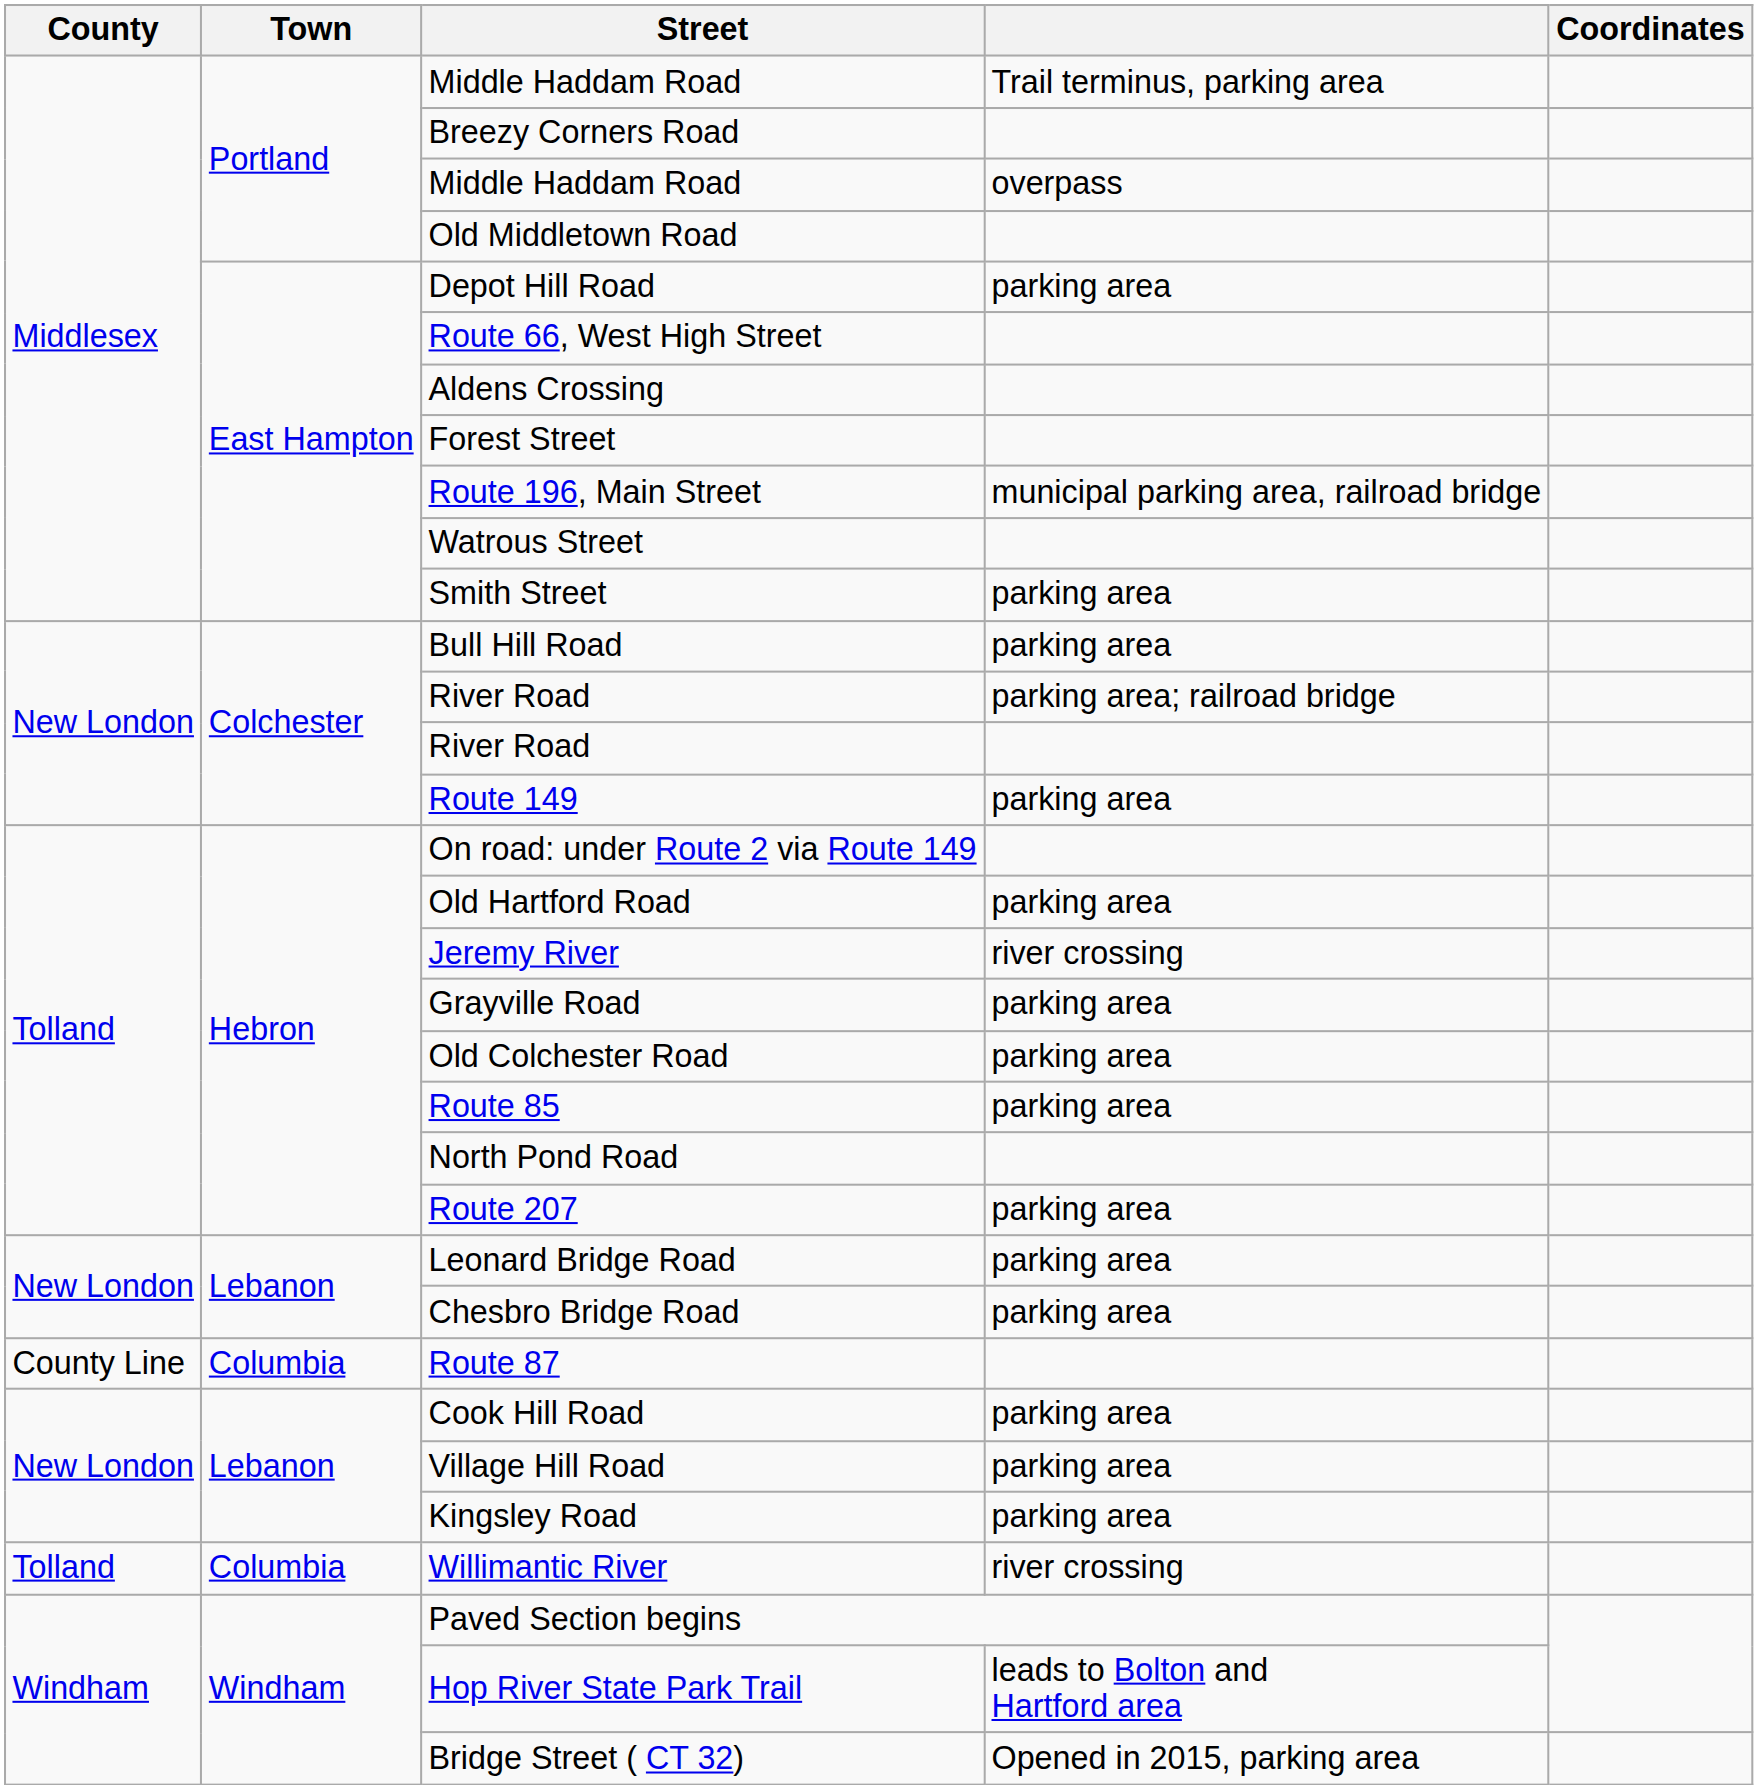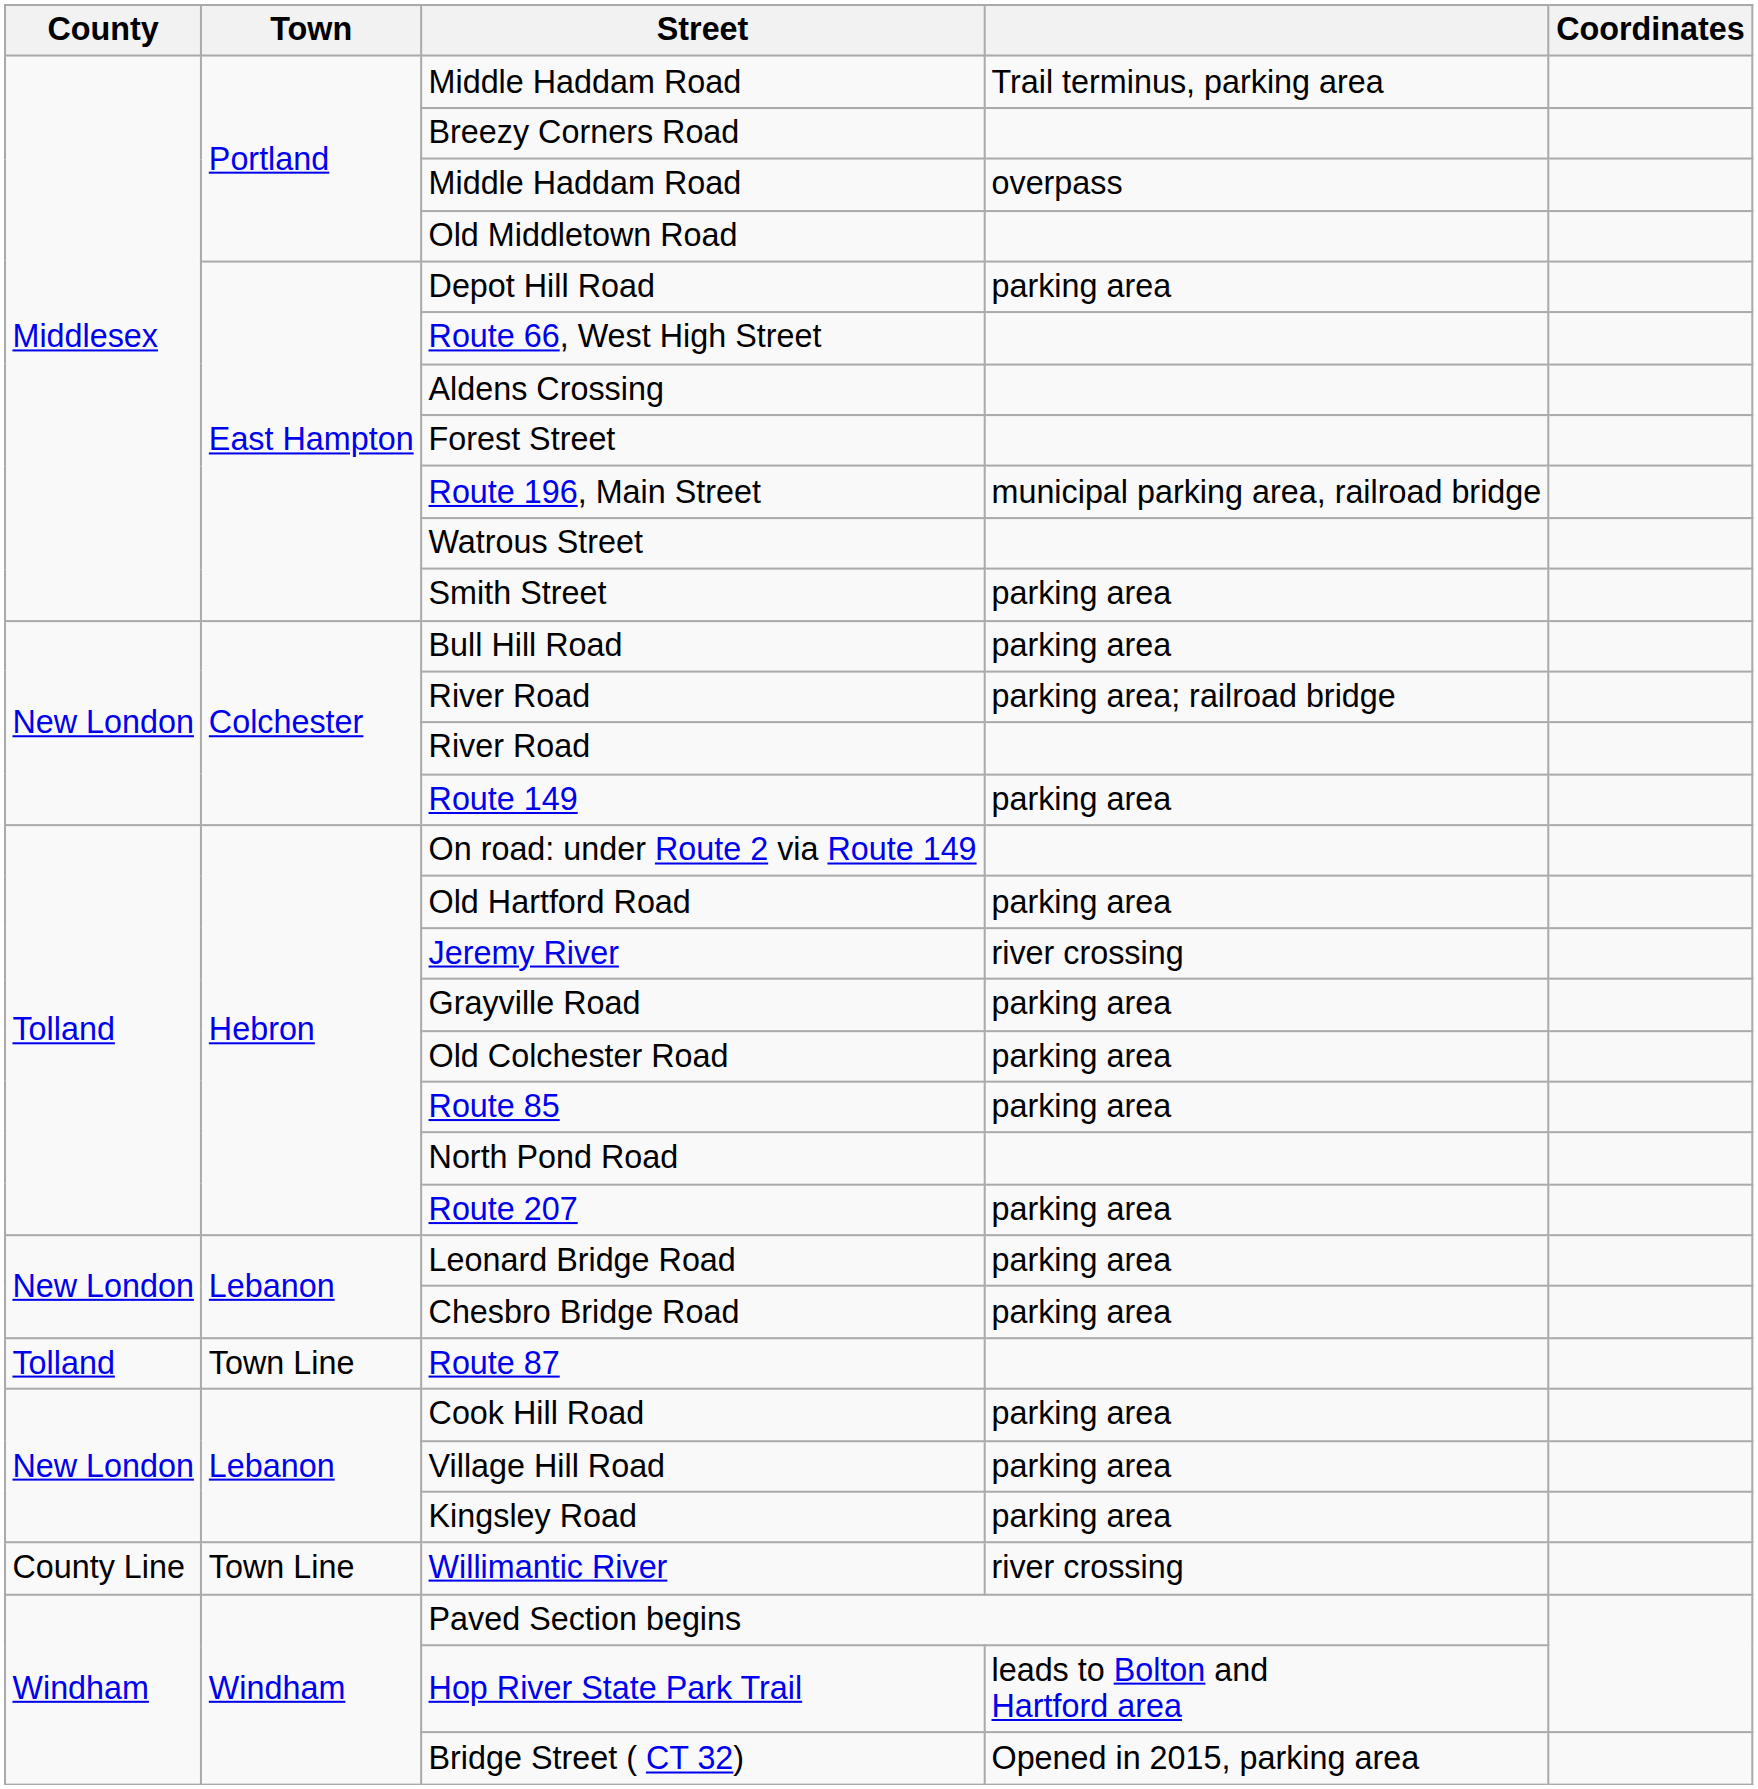(99, 1362) County Line -> (64, 1362) Tolland
(277, 1362) Columbia -> (282, 1362) Town Line
(64, 1567) Tolland -> (99, 1567) County Line
(277, 1567) Columbia -> (282, 1567) Town Line
